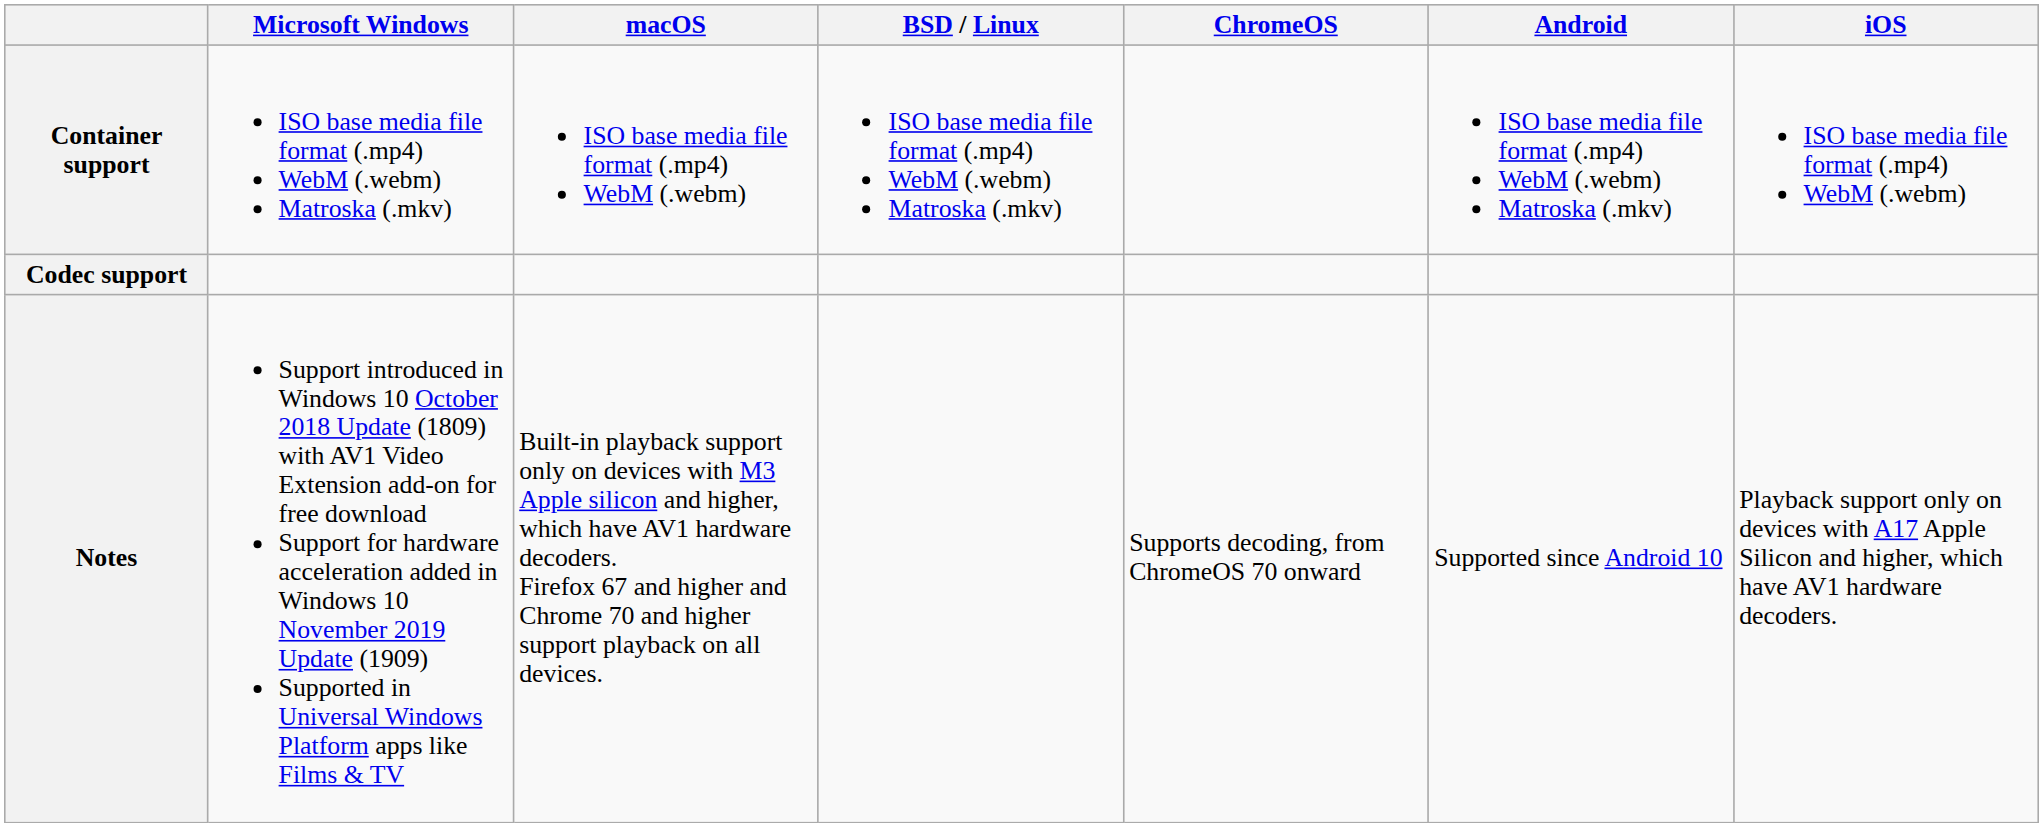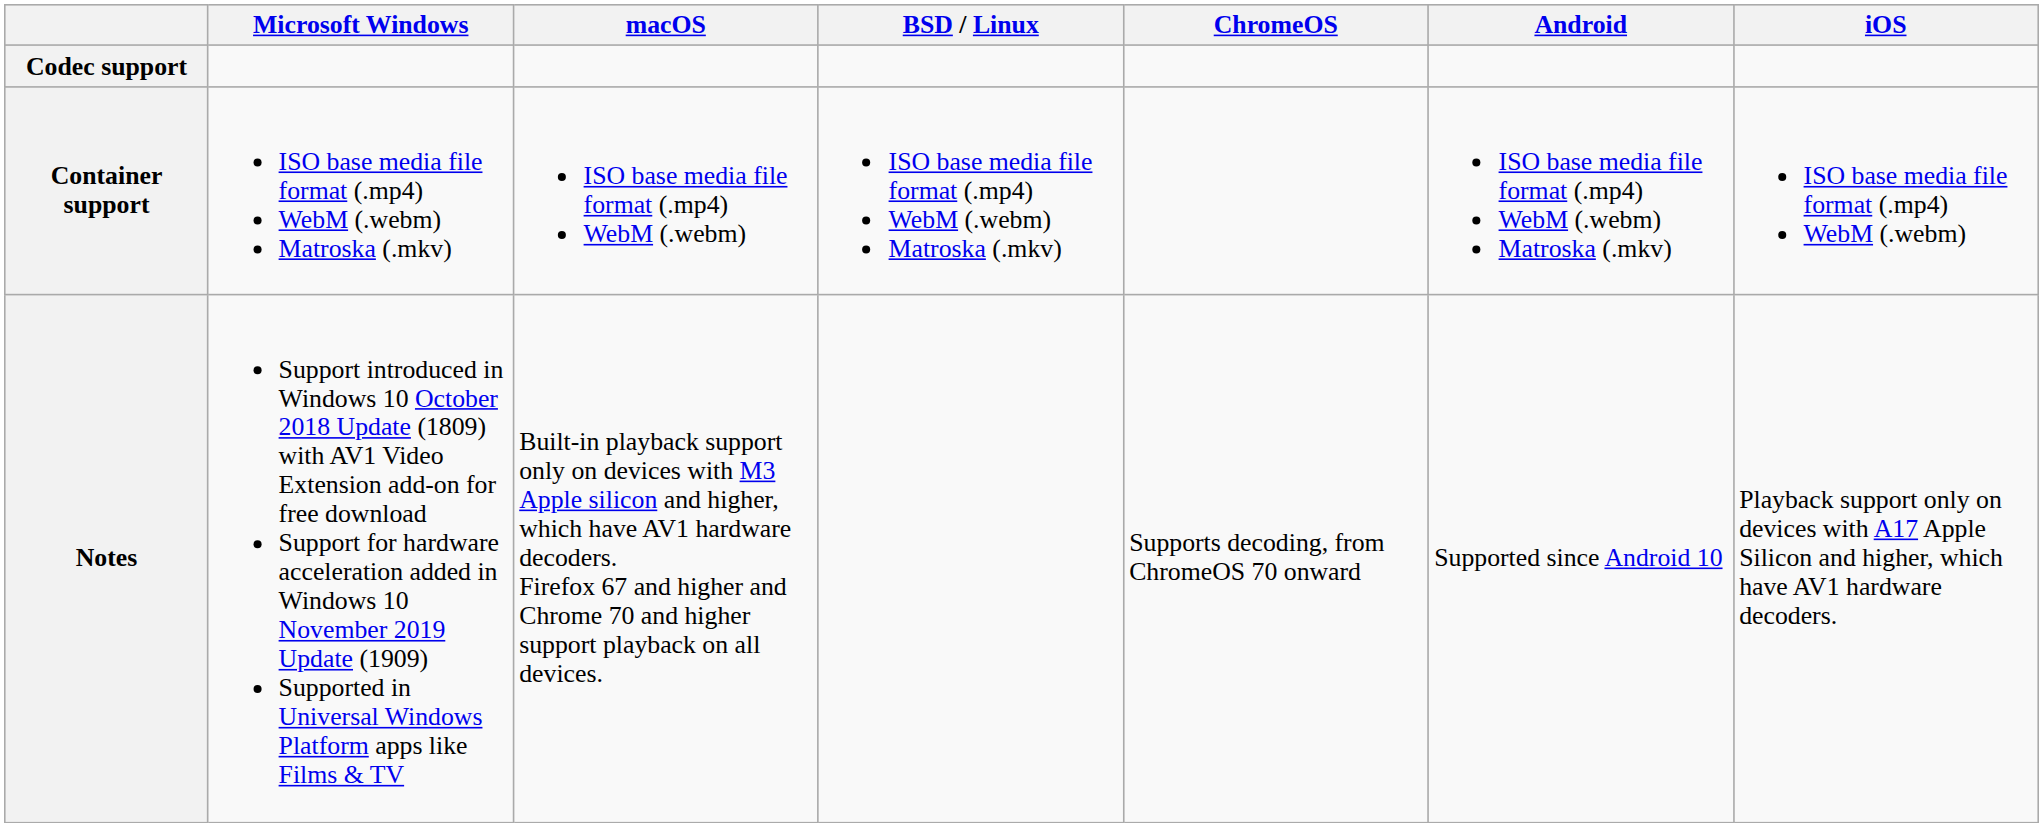rows swapped: (107, 274) <-> (107, 149)
